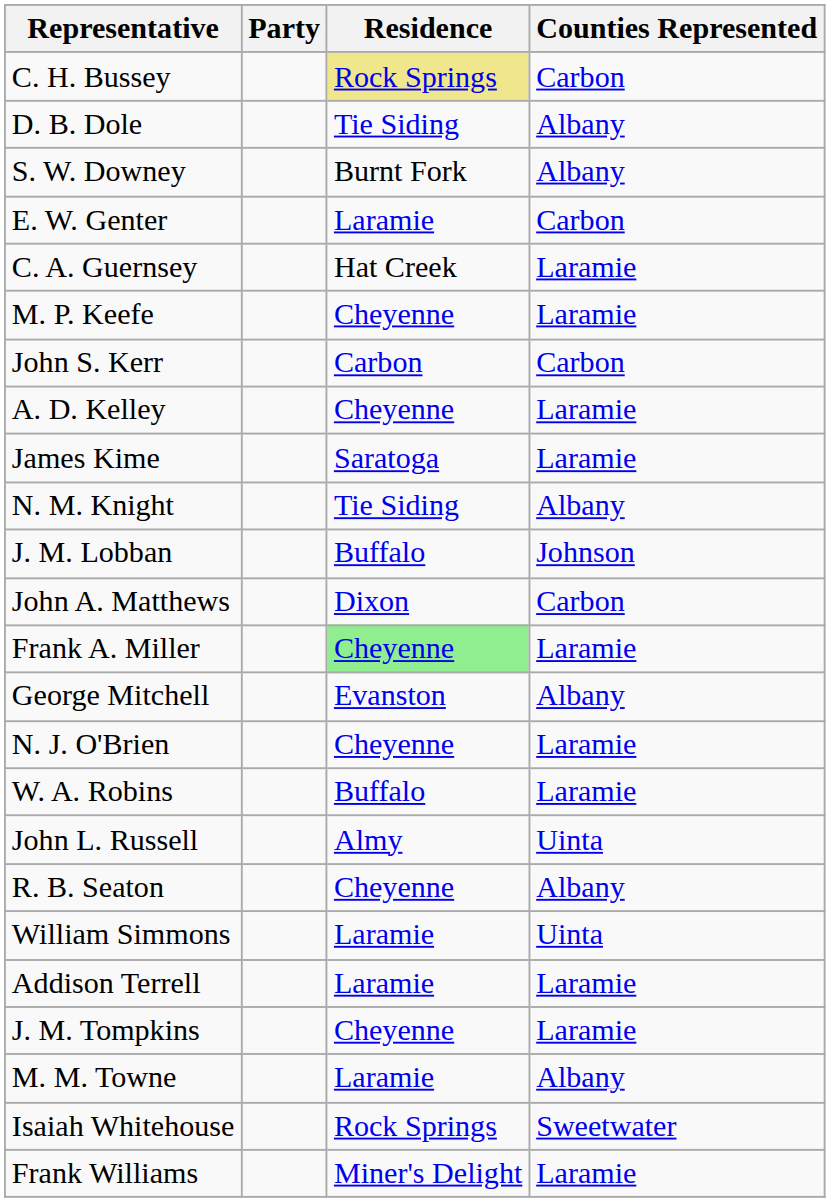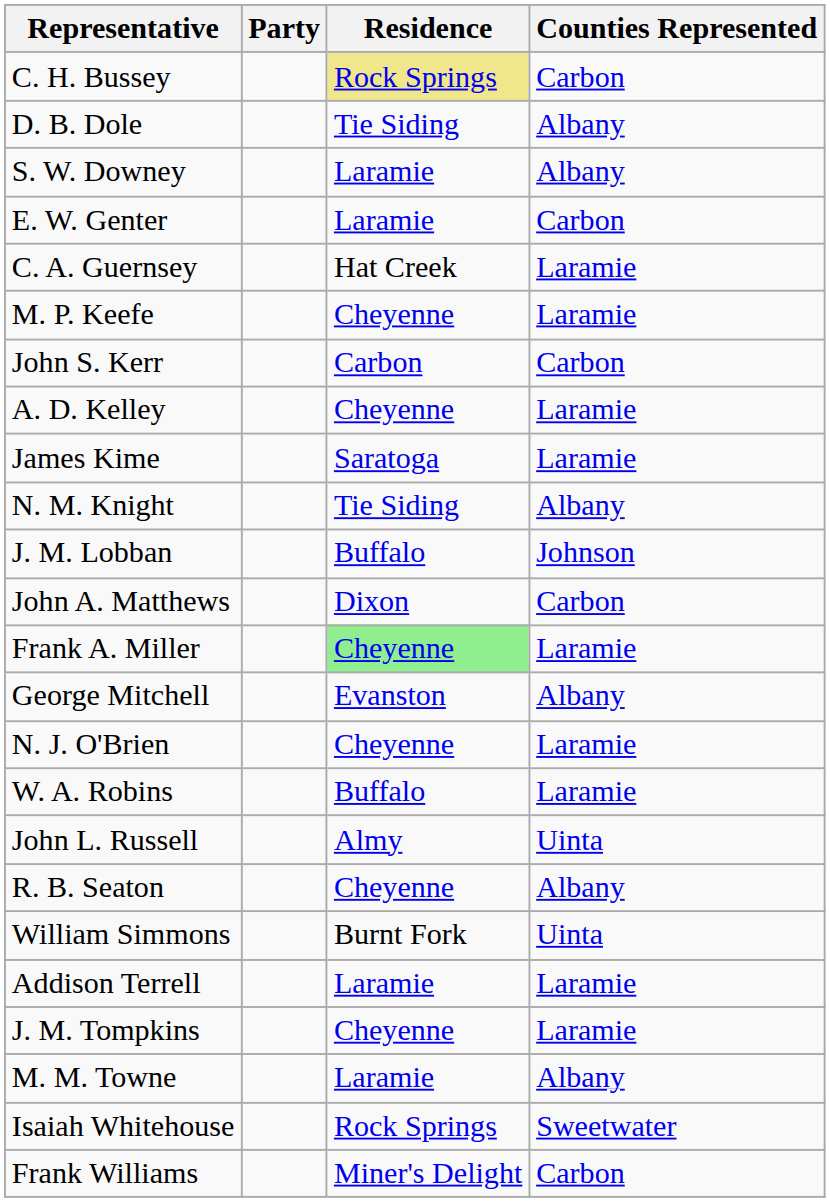(400, 171) Burnt Fork -> (384, 171) Laramie
(384, 934) Laramie -> (400, 934) Burnt Fork
(586, 1173) Laramie -> (580, 1173) Carbon
